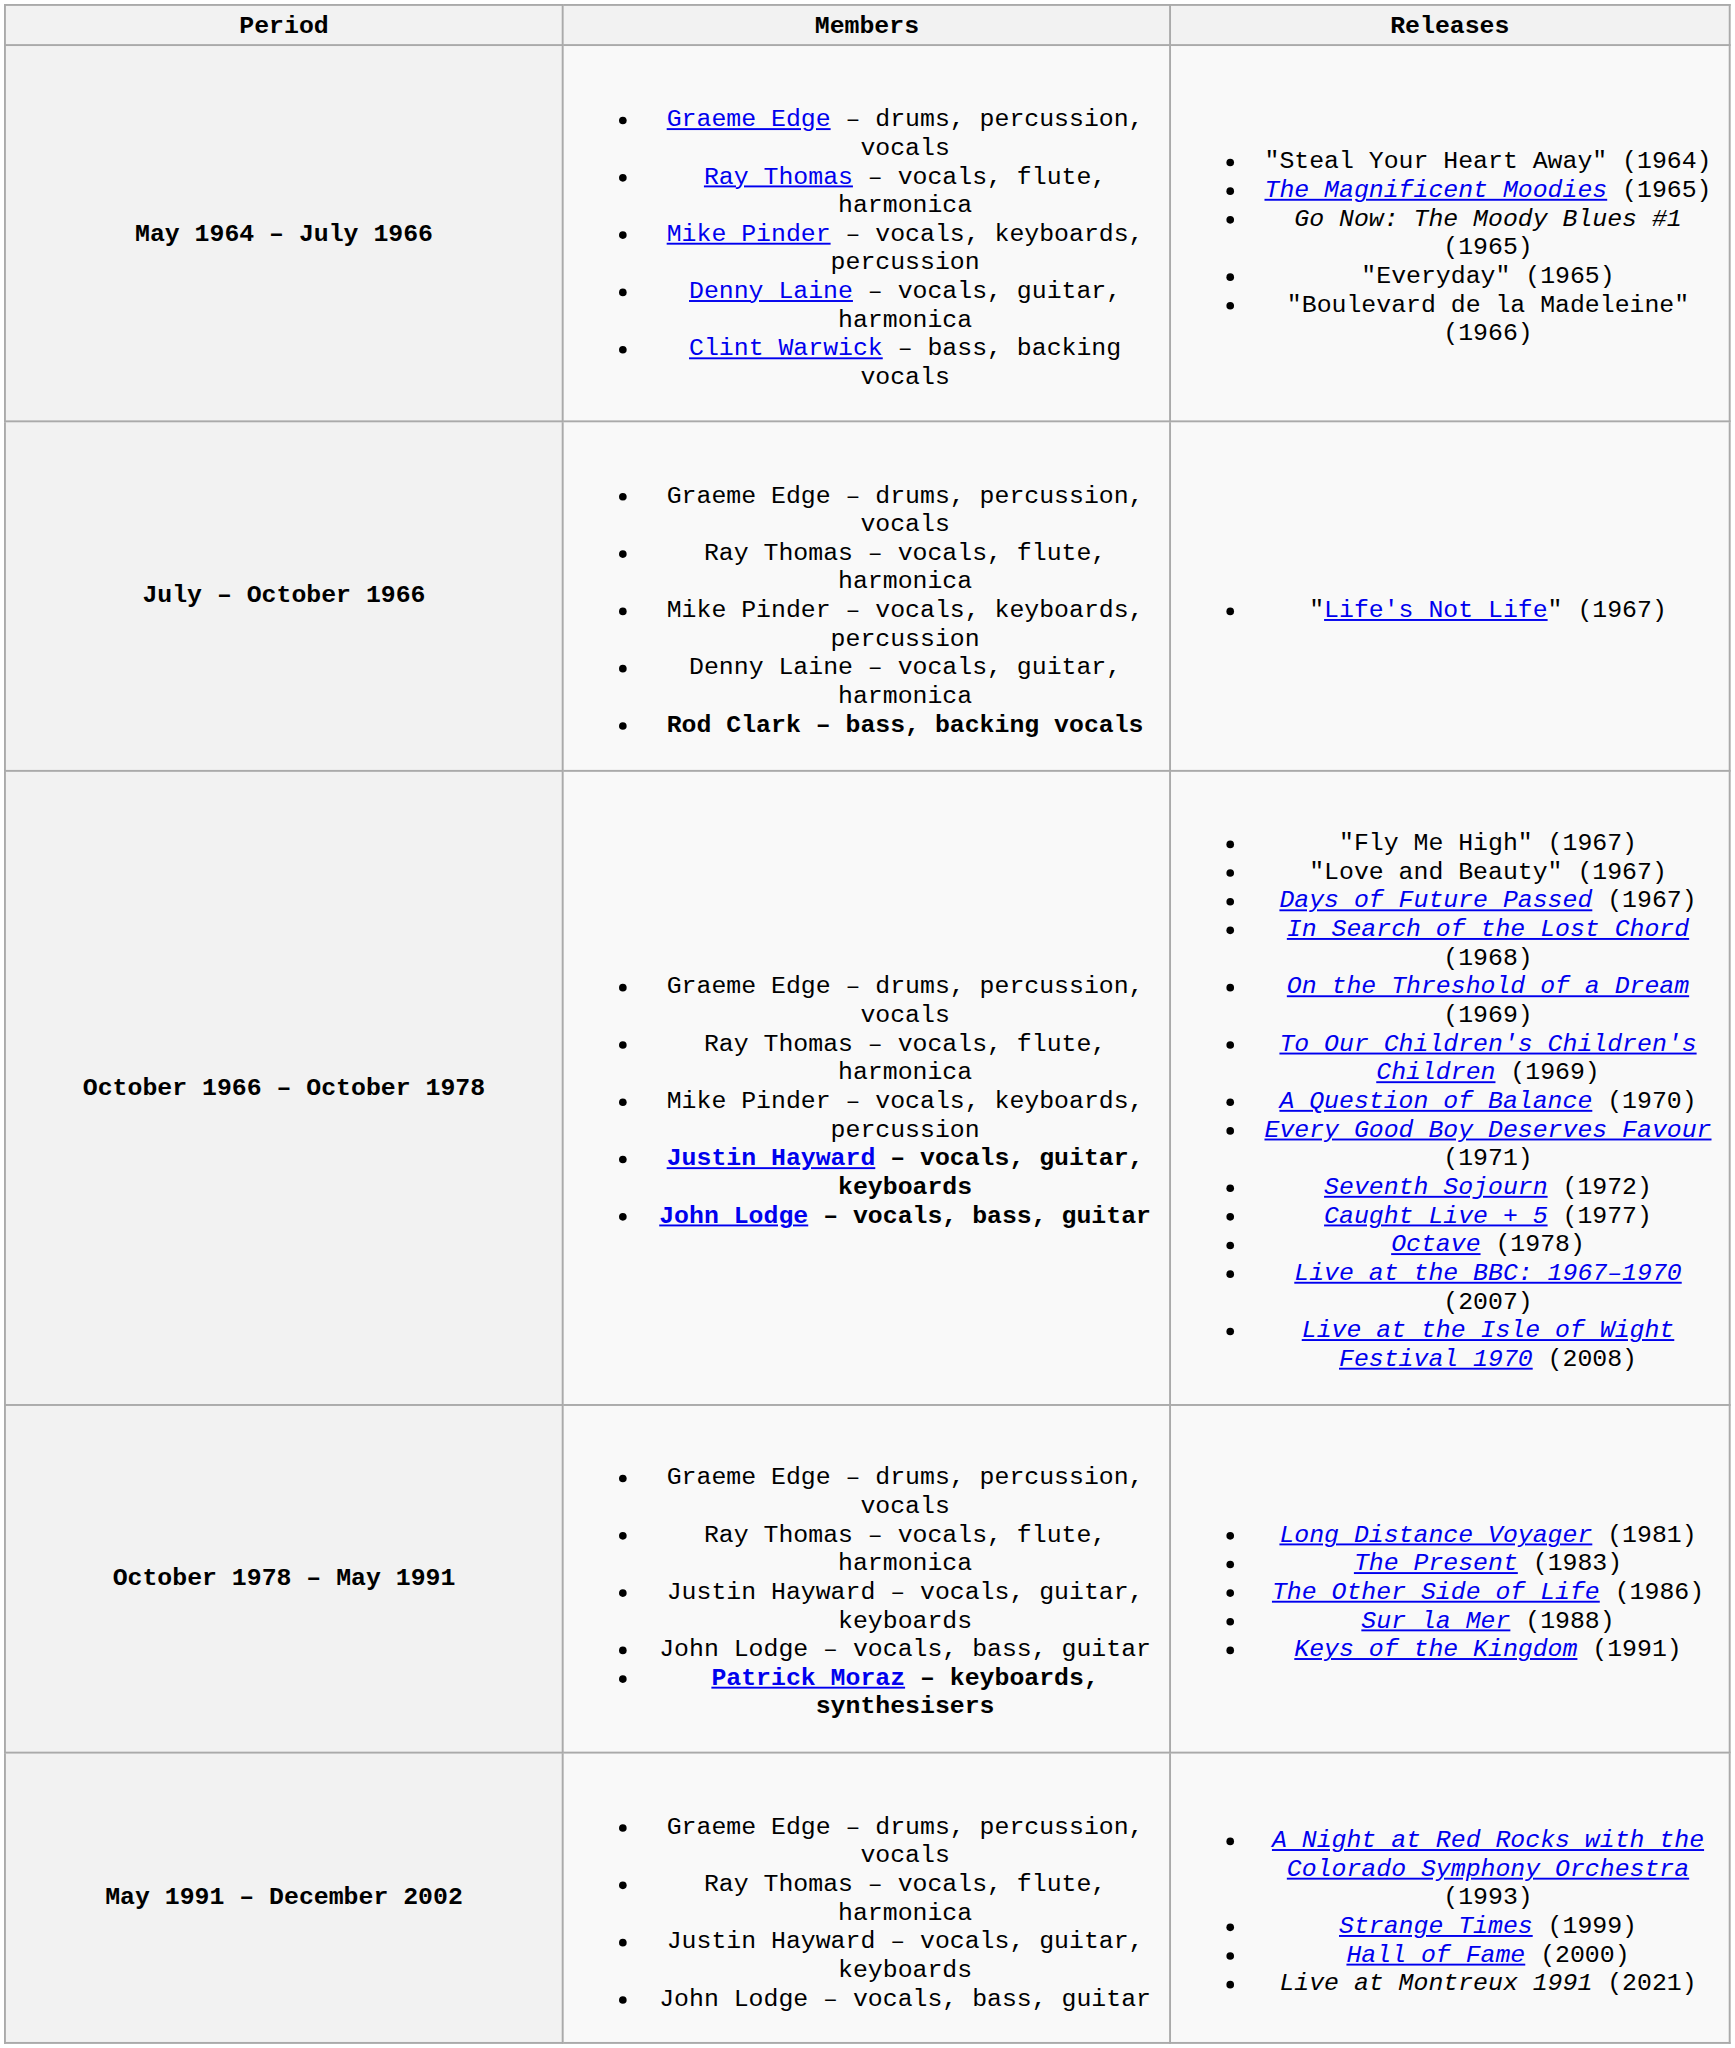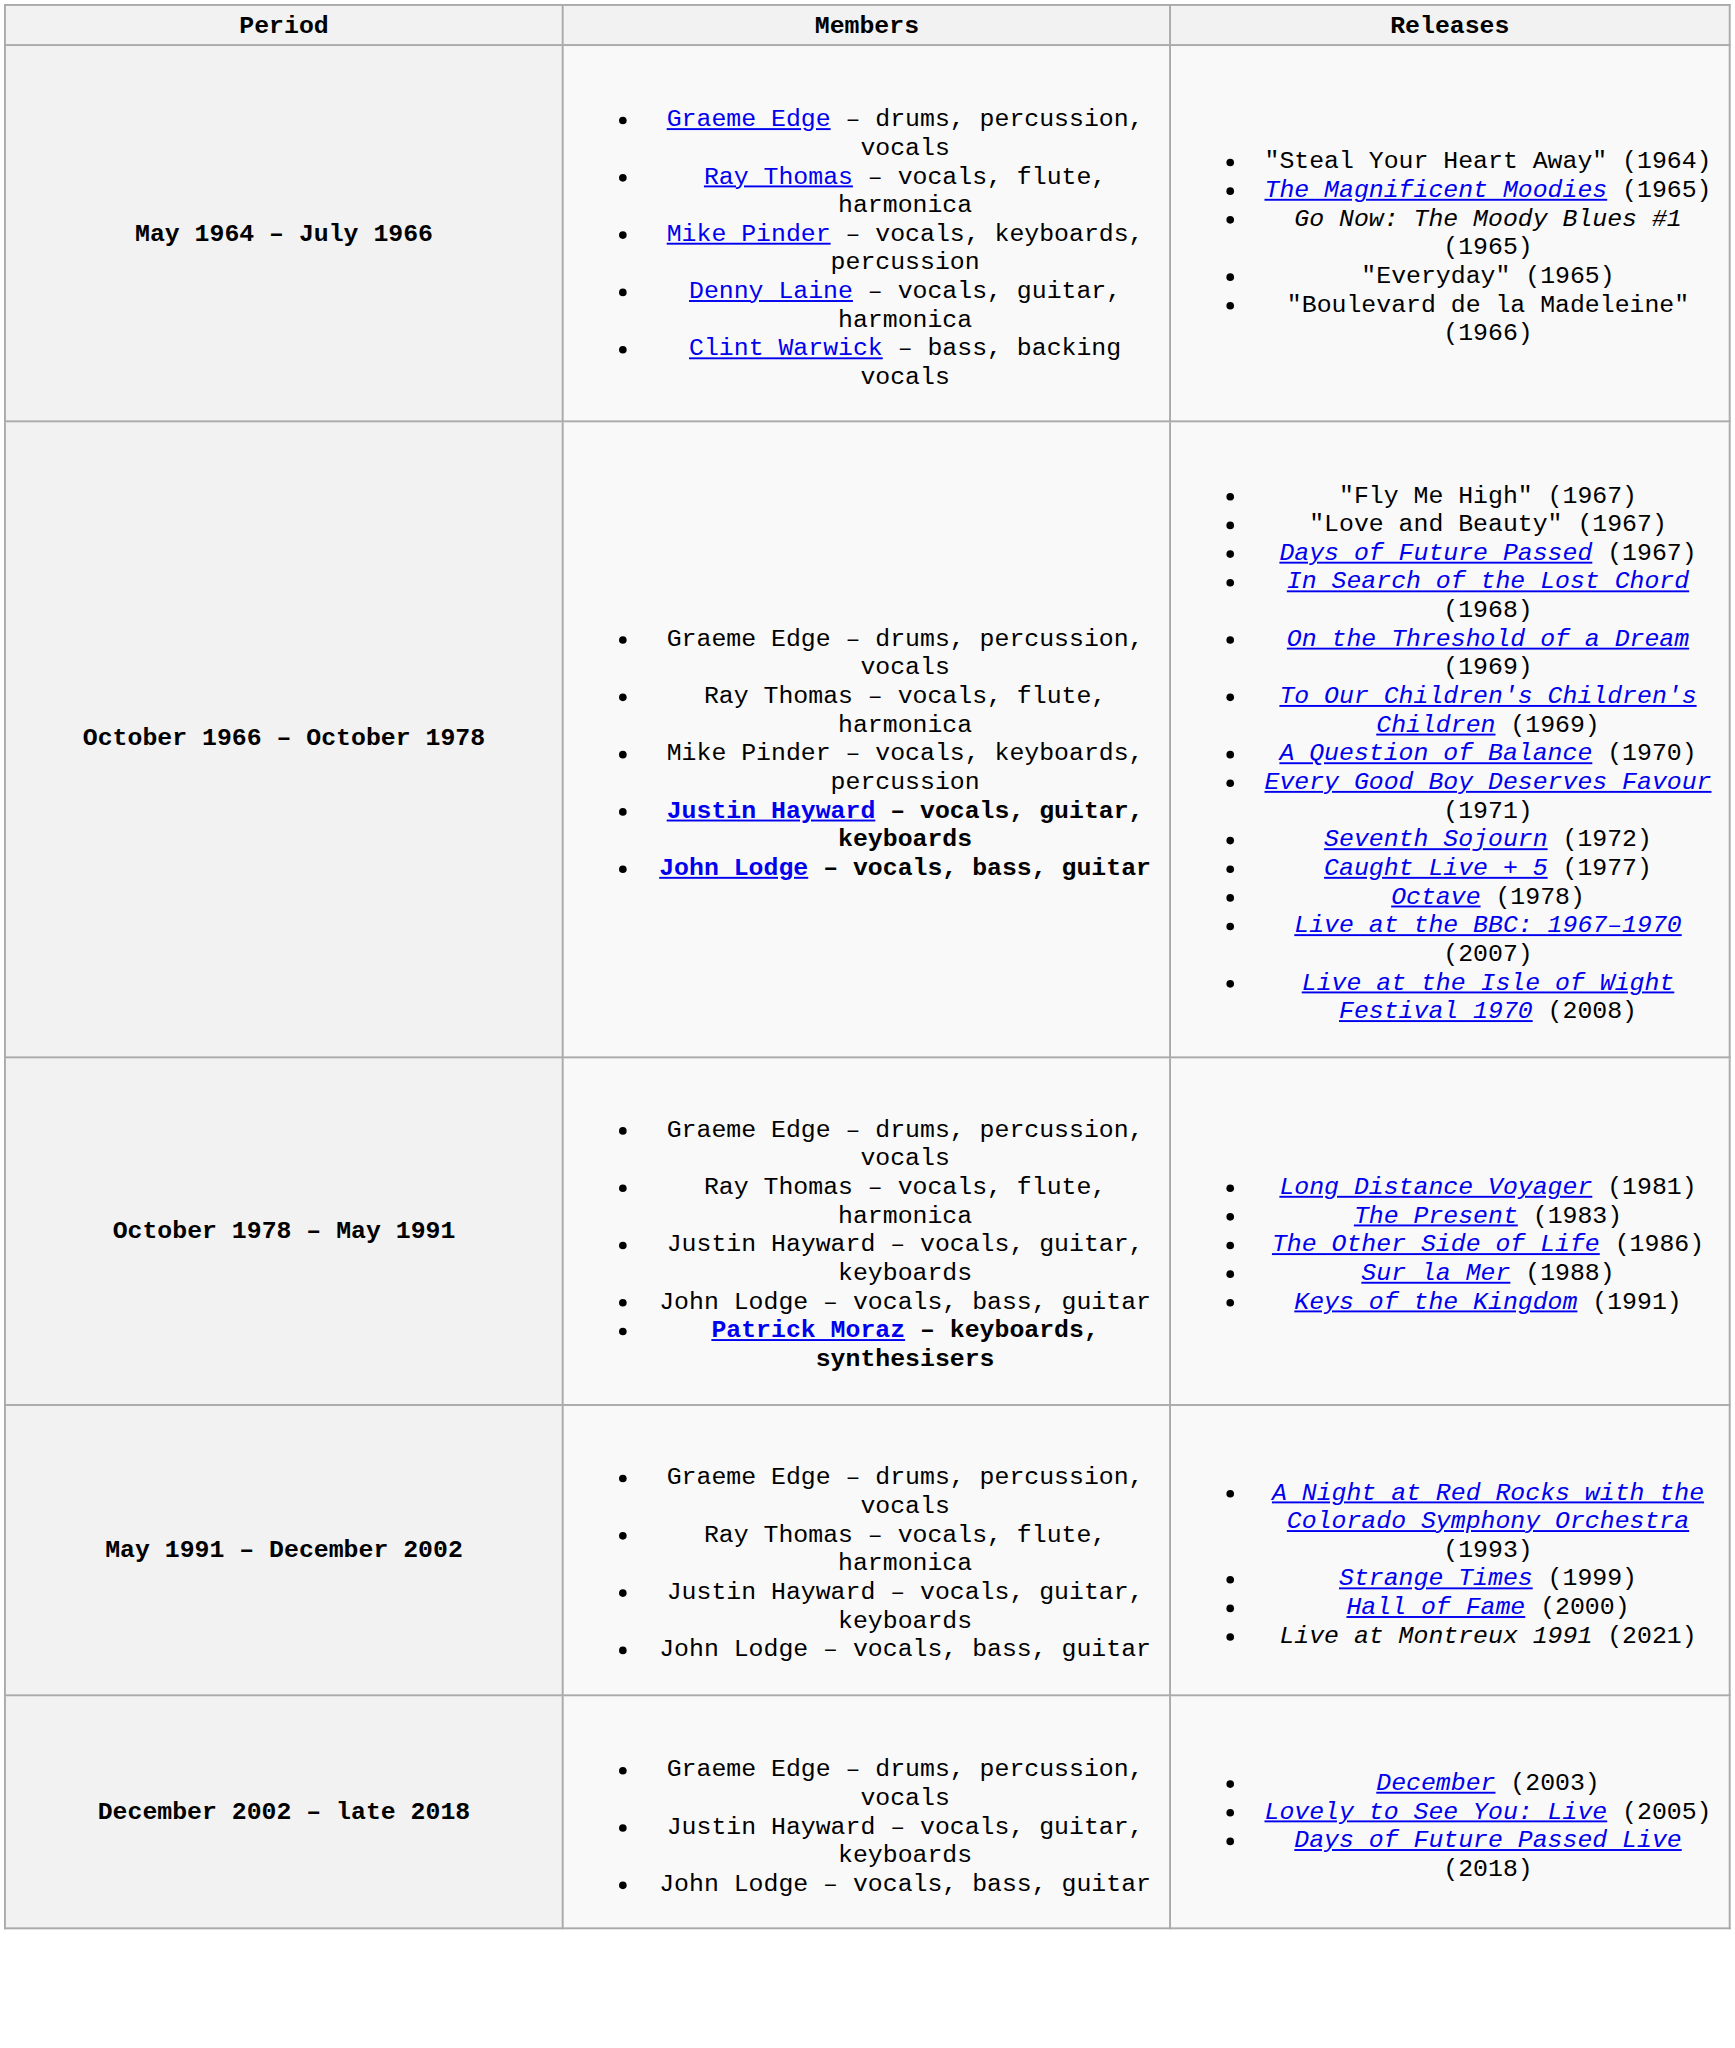- row: (284, 596)
+ row: (284, 1812)
